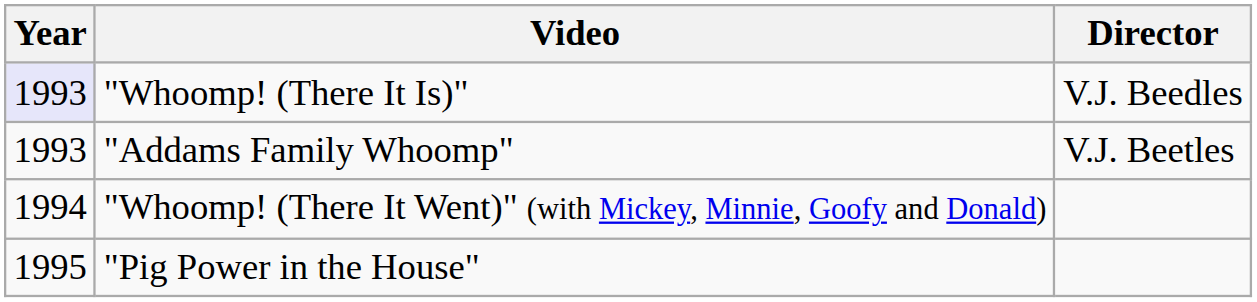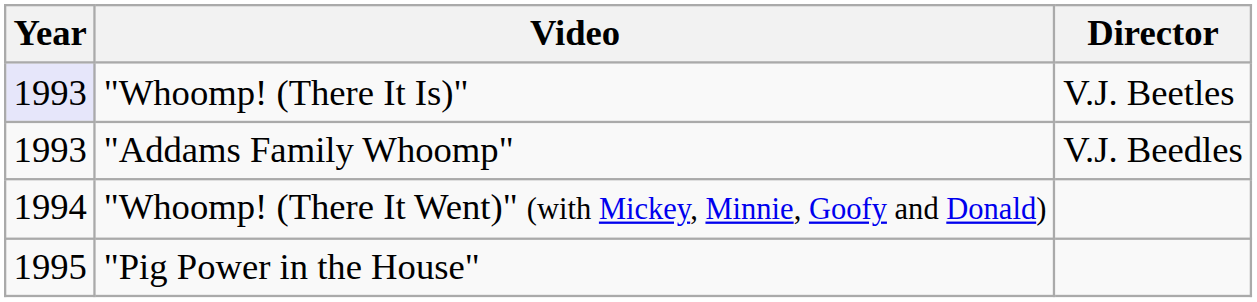(1153, 91) V.J. Beedles -> (1149, 91) V.J. Beetles
(1149, 149) V.J. Beetles -> (1153, 149) V.J. Beedles
